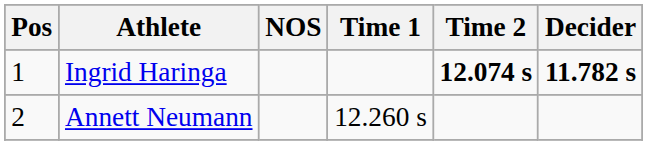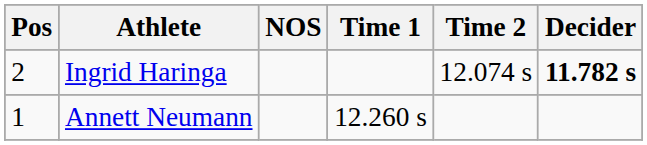(18, 72) 1 -> (18, 72) 2
(486, 72) bold -> (486, 72) normal
(18, 117) 2 -> (18, 117) 1
